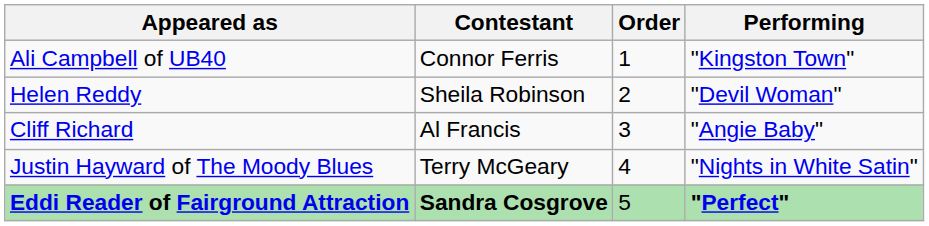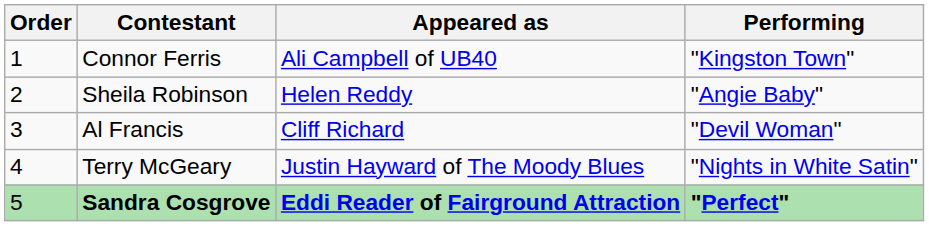columns swapped: (649, 22) <-> (210, 22)
(766, 94) "Devil Woman" -> (757, 94) "Angie Baby"
(757, 130) "Angie Baby" -> (766, 130) "Devil Woman"
